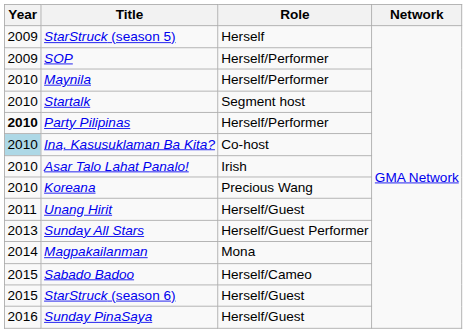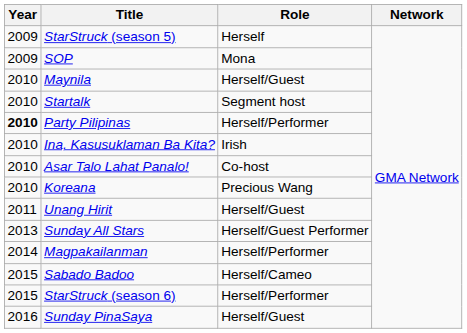(275, 58) Herself/Performer -> (238, 58) Mona
(275, 79) Herself/Performer -> (263, 79) Herself/Guest
(23, 144) lightblue background -> (23, 144) no background
(245, 144) Co-host -> (234, 144) Irish
(234, 166) Irish -> (245, 166) Co-host
(238, 252) Mona -> (275, 252) Herself/Performer
(263, 295) Herself/Guest -> (275, 295) Herself/Performer
